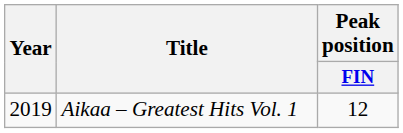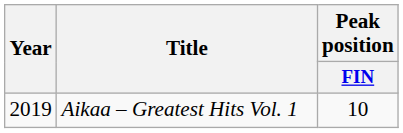(358, 109) 12 -> (358, 109) 10
